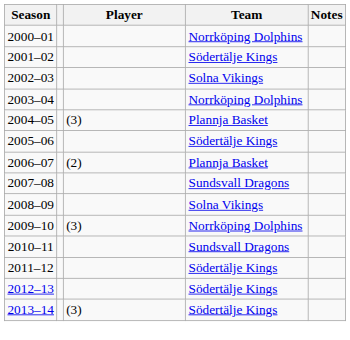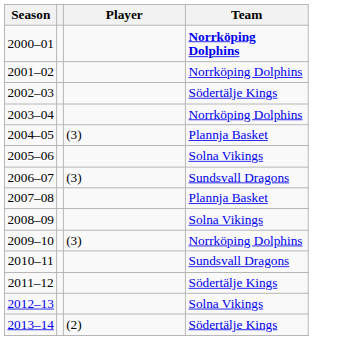- column: (327, 15)
(246, 36) normal -> (222, 43) bold
(233, 57) Södertälje Kings -> (246, 72) Norrköping Dolphins
(226, 78) Solna Vikings -> (233, 93) Södertälje Kings
(233, 141) Södertälje Kings -> (226, 156) Solna Vikings
(74, 162) (2) -> (74, 177) (3)
(228, 162) Plannja Basket -> (239, 177) Sundsvall Dragons
(239, 183) Sundsvall Dragons -> (228, 198) Plannja Basket
(233, 288) Södertälje Kings -> (226, 303) Solna Vikings
(74, 309) (3) -> (74, 324) (2)
